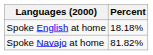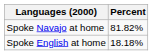rows swapped: (55, 43) <-> (56, 28)
